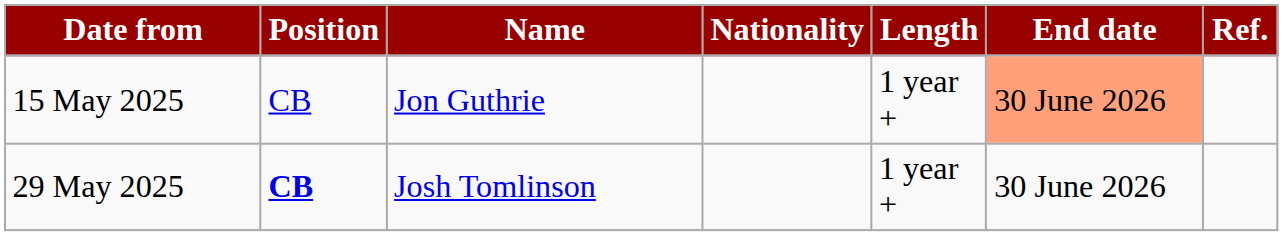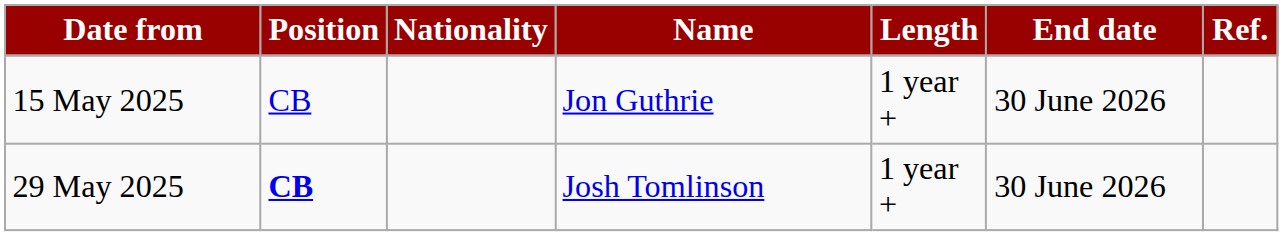columns swapped: (787, 30) <-> (545, 30)
(1080, 99) lightsalmon background -> (1080, 99) no background
